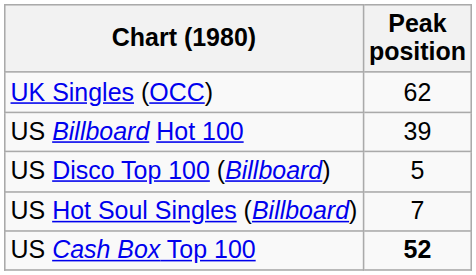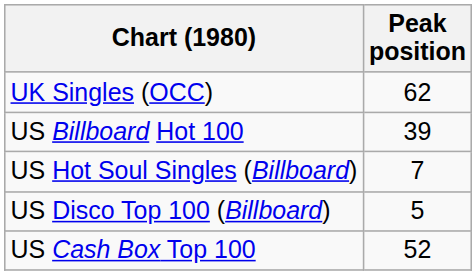rows swapped: (184, 210) <-> (171, 171)
(417, 250) bold -> (417, 250) normal
